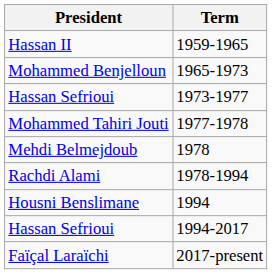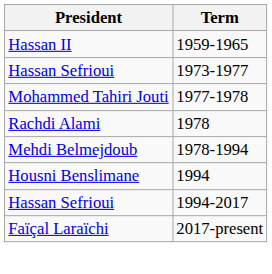- row: (212, 70)
(73, 149) Mehdi Belmejdoub -> (54, 123) Rachdi Alami
(54, 176) Rachdi Alami -> (73, 149) Mehdi Belmejdoub
